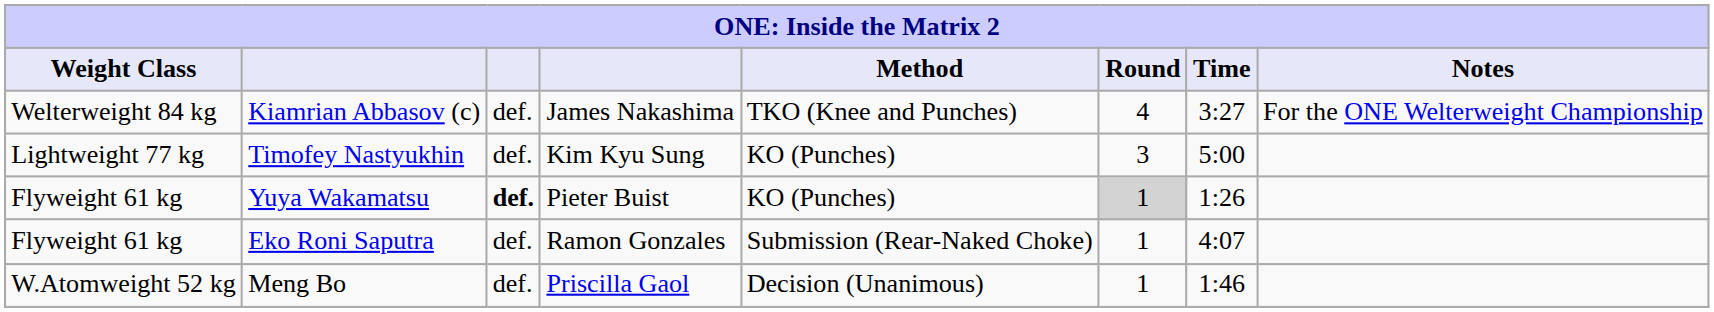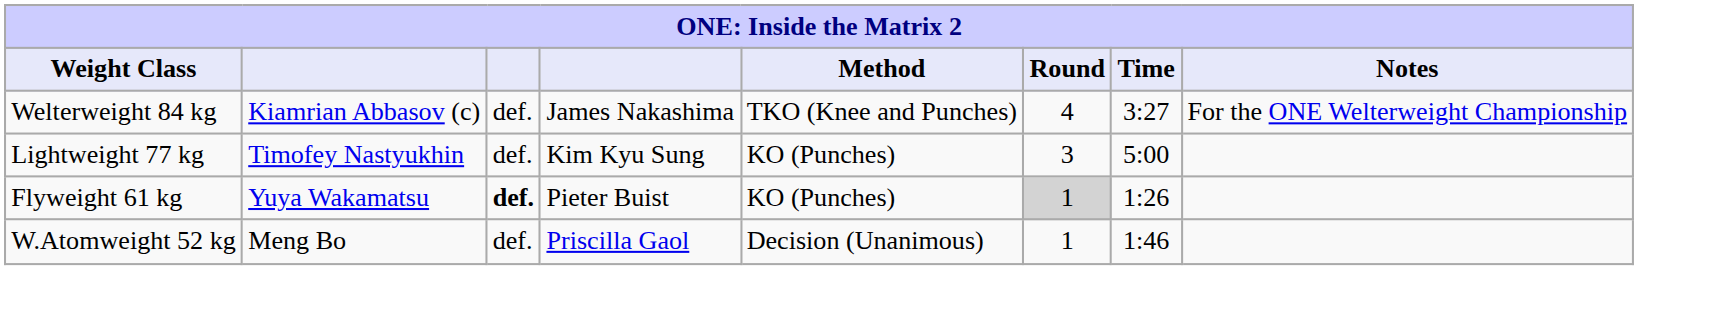- row: (341, 240)
